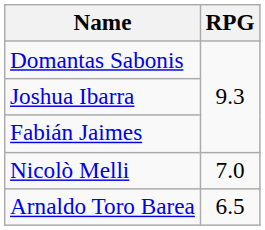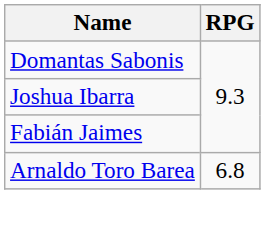- row: (70, 170)
(230, 206) 6.5 -> (230, 170) 6.8
